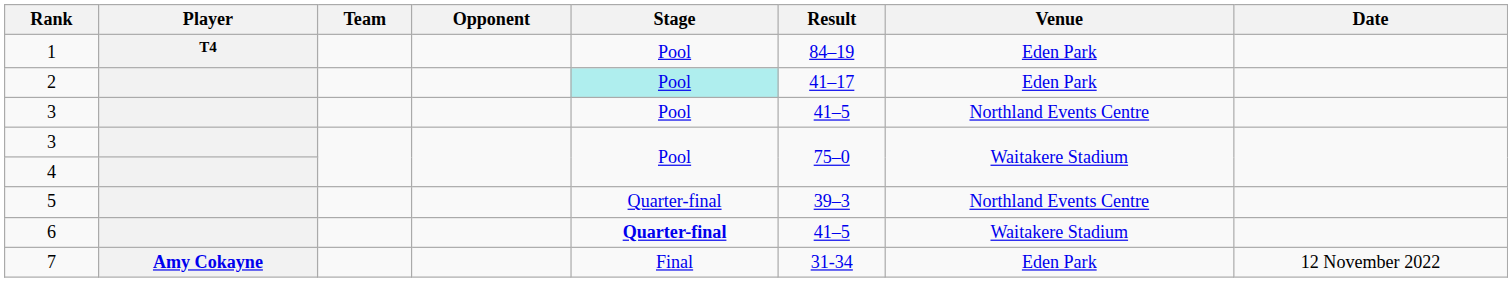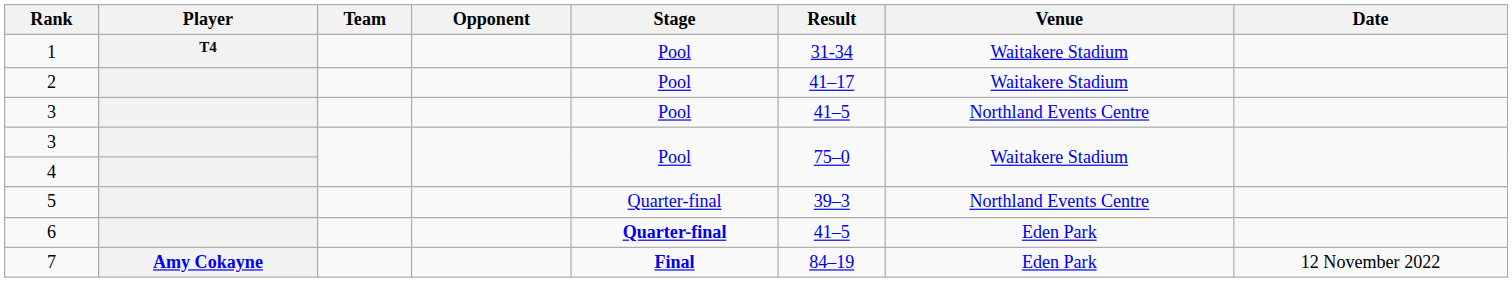(832, 51) 84–19 -> (832, 51) 31-34
(1059, 51) Eden Park -> (1059, 51) Waitakere Stadium
(675, 82) paleturquoise background -> (675, 82) no background
(1059, 82) Eden Park -> (1059, 82) Waitakere Stadium
(1059, 232) Waitakere Stadium -> (1059, 232) Eden Park
(675, 261) normal -> (675, 261) bold
(832, 261) 31-34 -> (832, 261) 84–19
